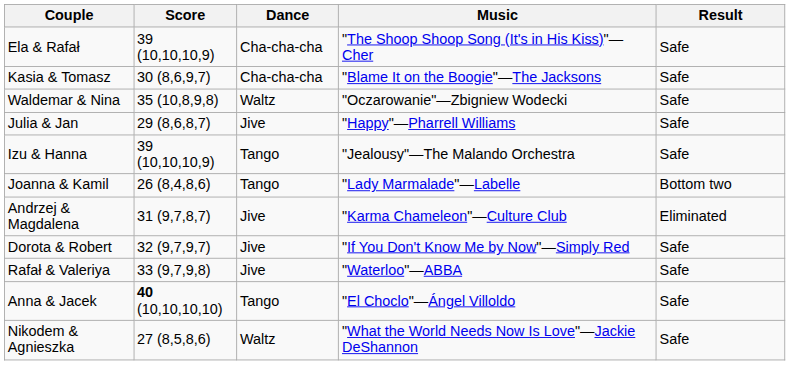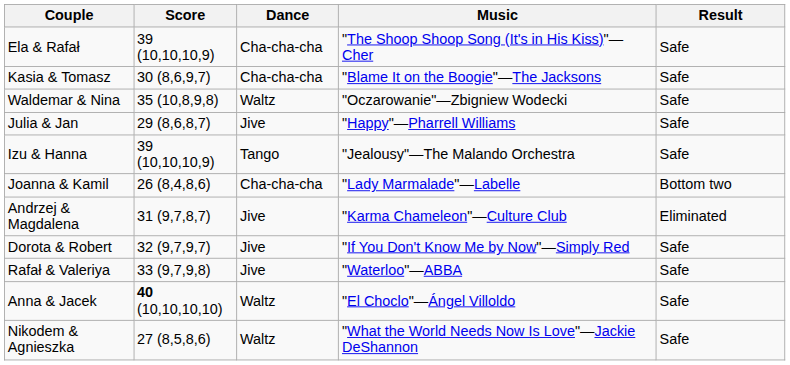(260, 185) Tango -> (281, 185) Cha-cha-cha
(260, 300) Tango -> (258, 300) Waltz
